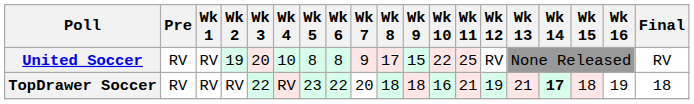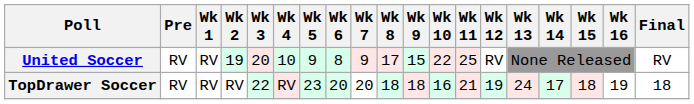(312, 60) 8 -> (312, 60) 9
(338, 85) 22 -> (338, 85) 20
(523, 85) 21 -> (523, 85) 24
(555, 85) bold -> (555, 85) normal
